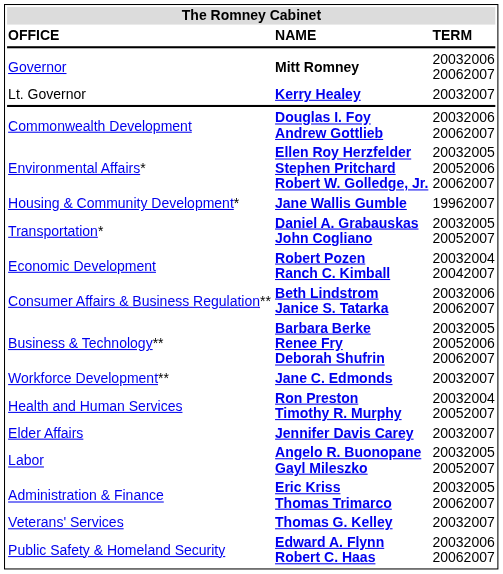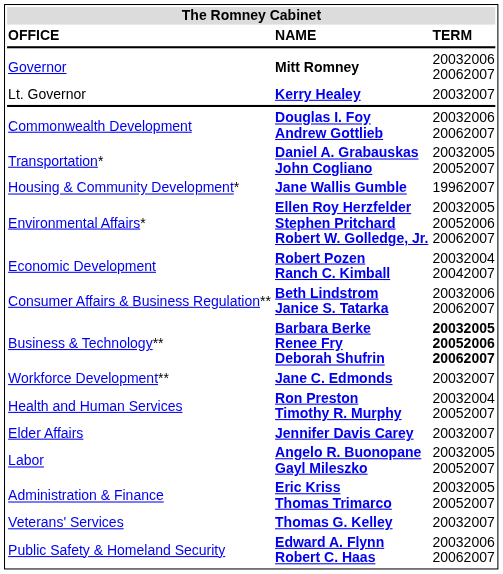rows swapped: (56, 231) <-> (77, 168)
(464, 343) normal -> (464, 343) bold
(464, 495) 20032005 20062007 -> (464, 495) 20032005 20052007
